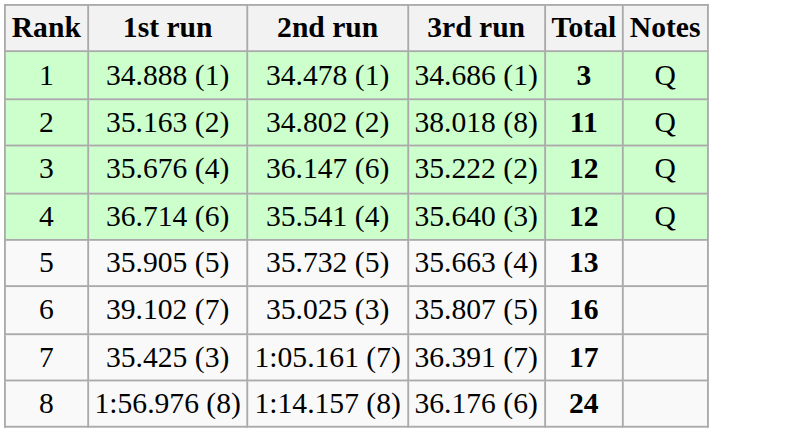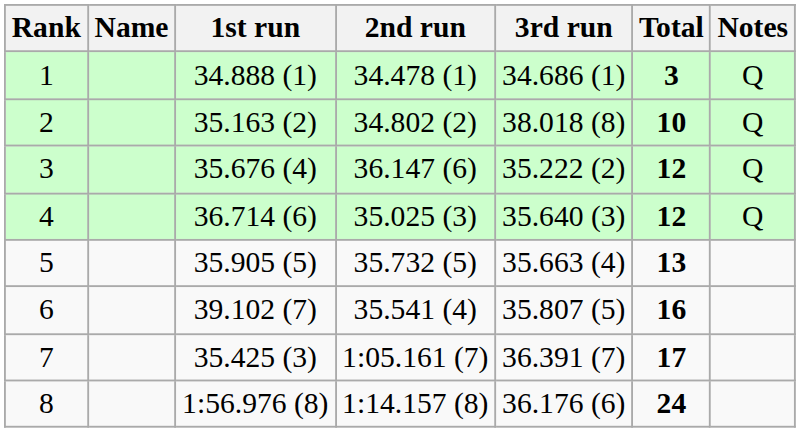+ column: (131, 27)
(584, 121) 11 -> (671, 121) 10
(328, 215) 35.541 (4) -> (415, 215) 35.025 (3)
(328, 309) 35.025 (3) -> (415, 309) 35.541 (4)
